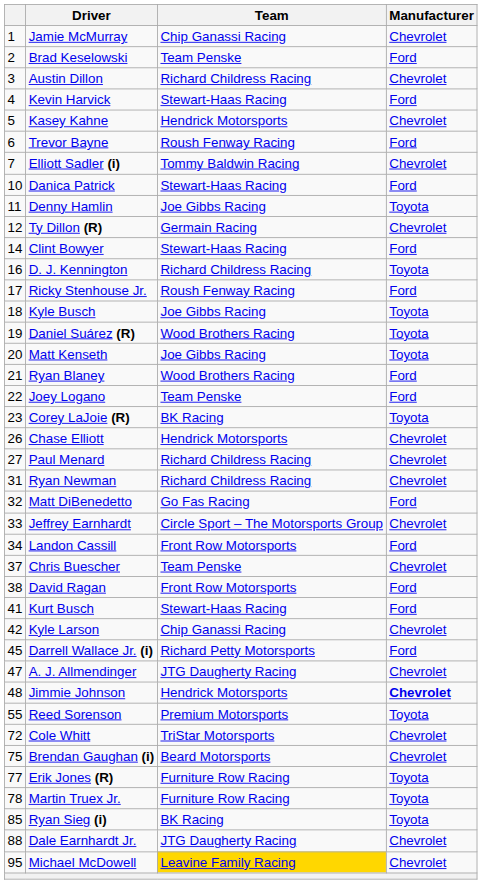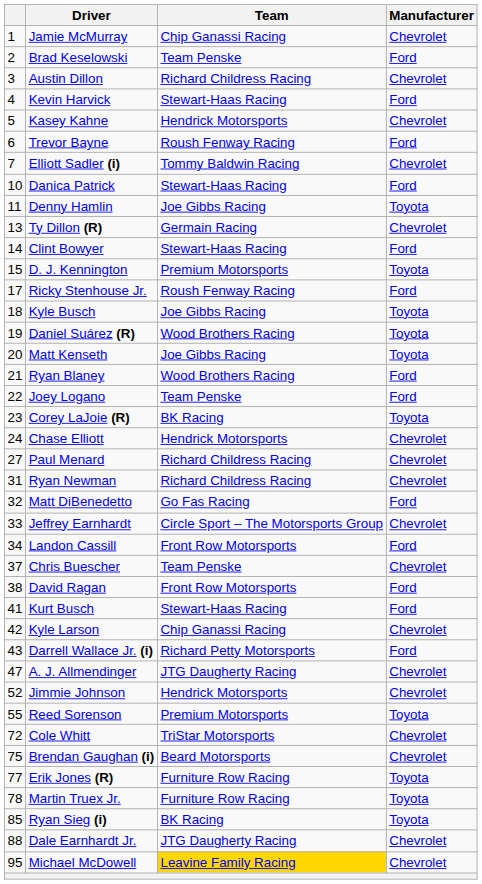(15, 227) 12 -> (15, 227) 13
(15, 269) 16 -> (15, 269) 15
(236, 269) Richard Childress Racing -> (224, 269) Premium Motorsports
(15, 439) 26 -> (15, 439) 24
(15, 650) 45 -> (15, 650) 43
(15, 693) 48 -> (15, 693) 52
(420, 693) bold -> (418, 693) normal
